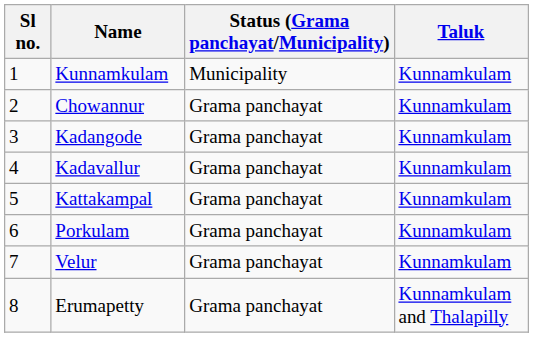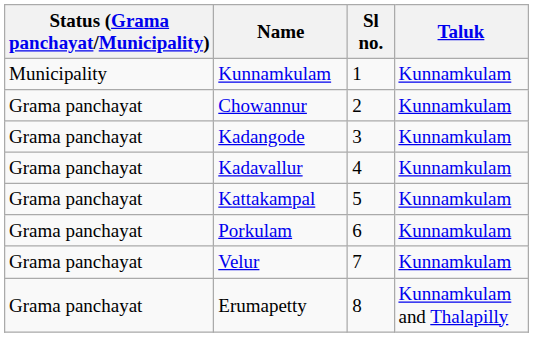columns swapped: (28, 31) <-> (289, 31)
